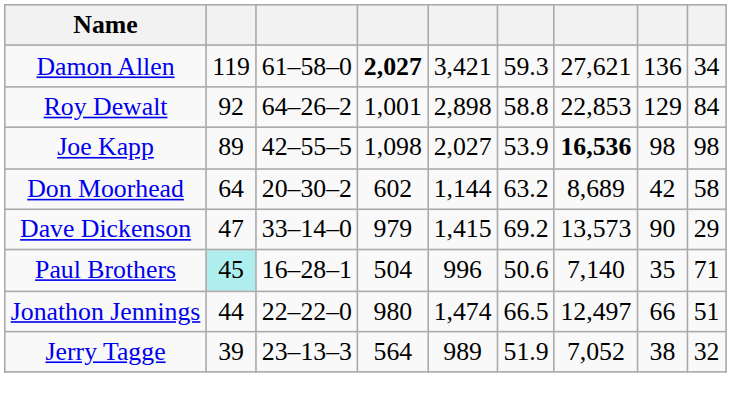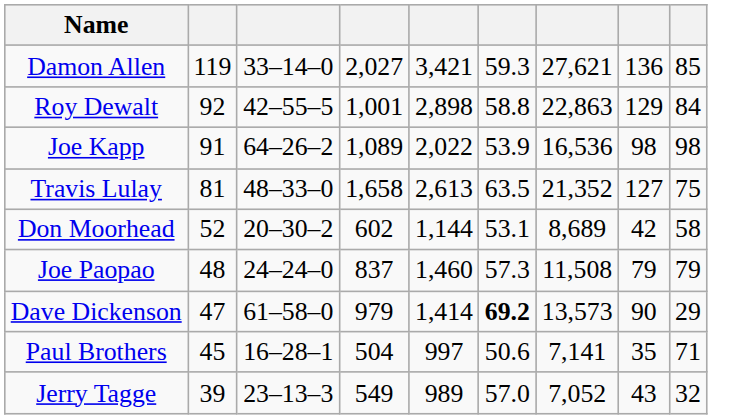(307, 65) 61–58–0 -> (288, 65) 33–14–0
(393, 65) bold -> (374, 65) normal
(707, 65) 34 -> (688, 65) 85
(307, 106) 64–26–2 -> (288, 106) 42–55–5
(596, 106) 22,853 -> (577, 106) 22,863
(231, 147) 89 -> (212, 147) 91
(307, 147) 42–55–5 -> (288, 147) 64–26–2
(393, 147) 1,098 -> (374, 147) 1,089
(463, 147) 2,027 -> (444, 147) 2,022
(596, 147) bold -> (577, 147) normal
+ row: (96, 188)
(231, 188) 64 -> (212, 229) 52
(526, 188) 63.2 -> (507, 229) 53.1
+ row: (96, 270)
(307, 229) 33–14–0 -> (288, 310) 61–58–0
(463, 229) 1,415 -> (444, 310) 1,414
(526, 229) normal -> (507, 310) bold
(231, 270) paleturquoise background -> (212, 351) no background
(463, 270) 996 -> (444, 351) 997
(596, 270) 7,140 -> (577, 351) 7,141
- row: (106, 310)
(393, 351) 564 -> (374, 392) 549
(526, 351) 51.9 -> (507, 392) 57.0
(662, 351) 38 -> (644, 392) 43
